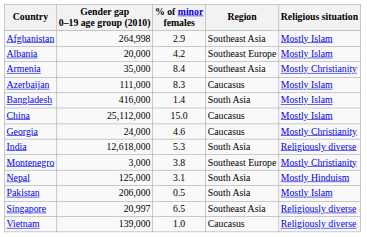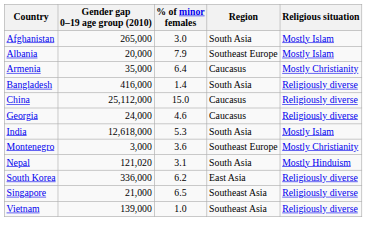(135, 38) 264,998 -> (136, 38) 265,000
(179, 38) 2.9 -> (180, 38) 3.0
(237, 38) Southeast Asia -> (230, 38) South Asia
(179, 54) 4.2 -> (180, 54) 7.9
(179, 69) 8.4 -> (180, 69) 6.4
(237, 69) Southeast Asia -> (228, 69) Caucasus
- row: (28, 85)
(307, 100) Mostly Islam -> (320, 85) Religiously diverse
(307, 116) Mostly Islam -> (320, 100) Religiously diverse
(319, 131) Mostly Christianity -> (320, 116) Religiously diverse
(319, 147) Religiously diverse -> (308, 131) Mostly Islam
(179, 162) 3.8 -> (180, 147) 3.6
(135, 178) 125,000 -> (136, 162) 121,020
- row: (23, 193)
+ row: (31, 178)
(137, 208) 20,997 -> (138, 193) 21,000
(226, 224) Caucasus -> (238, 208) Southeast Asia
